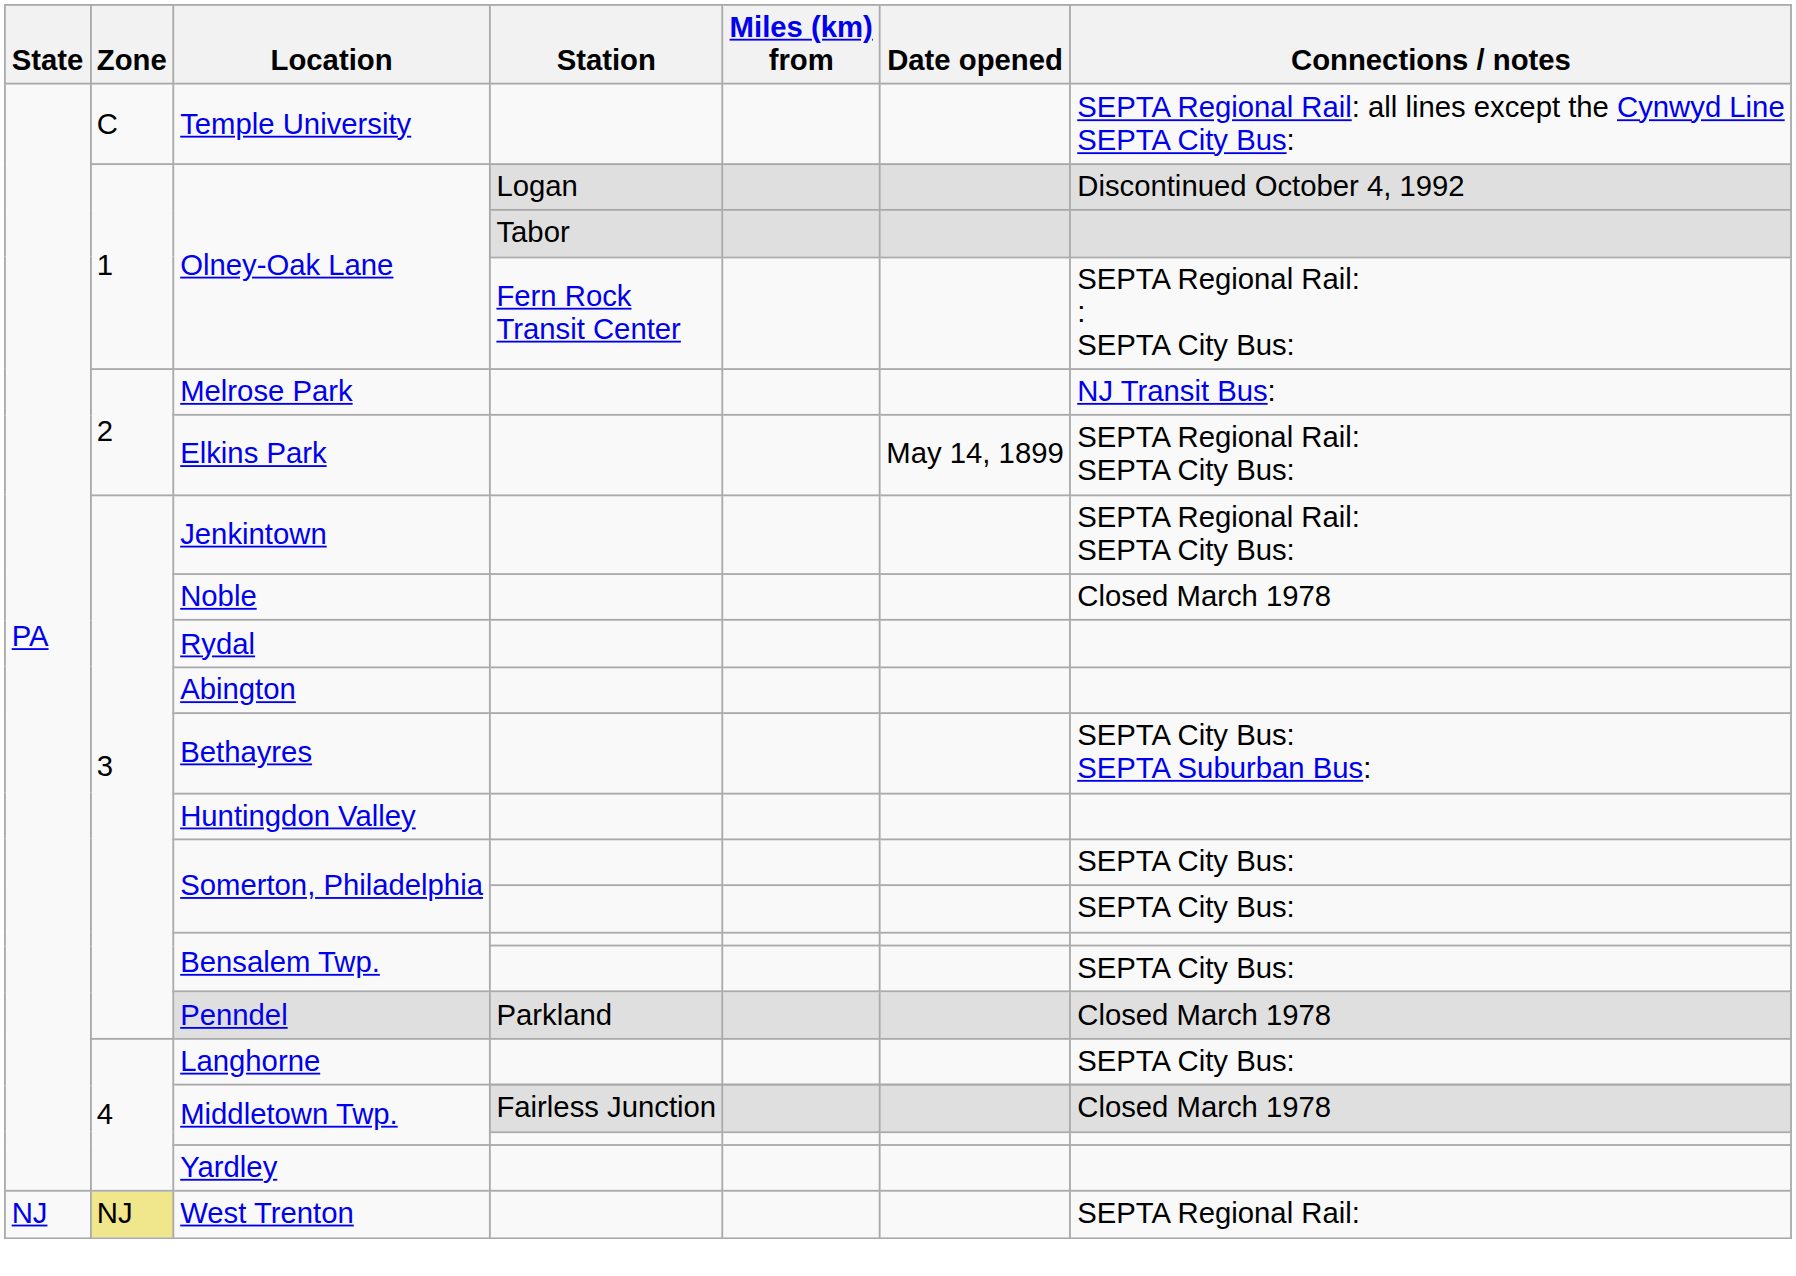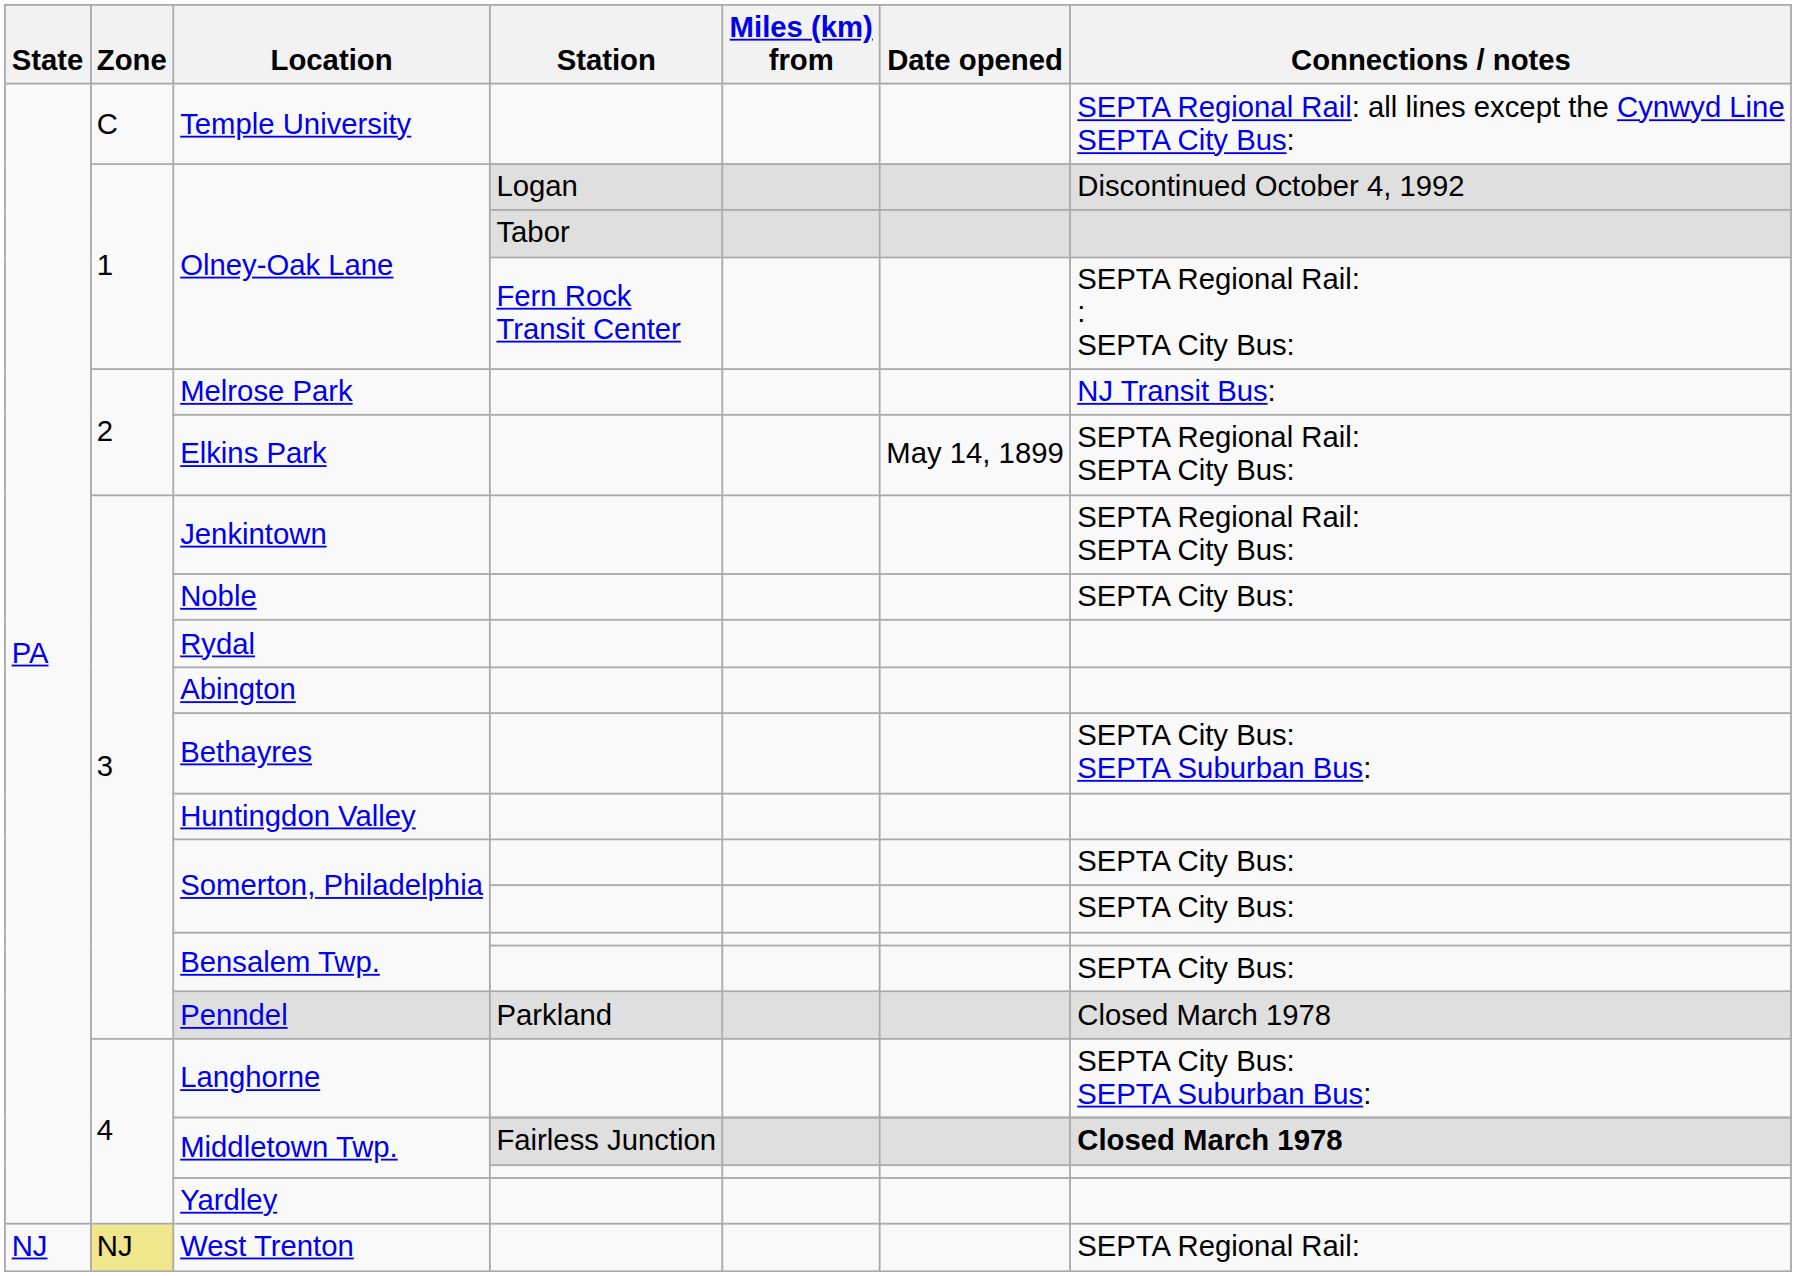(1204, 596) Closed March 1978 -> (1186, 596) SEPTA City Bus:
(1186, 1061) SEPTA City Bus: -> (1224, 1077) SEPTA City Bus: SEPTA Suburban Bus:
(1204, 1107) normal -> (1210, 1140) bold
